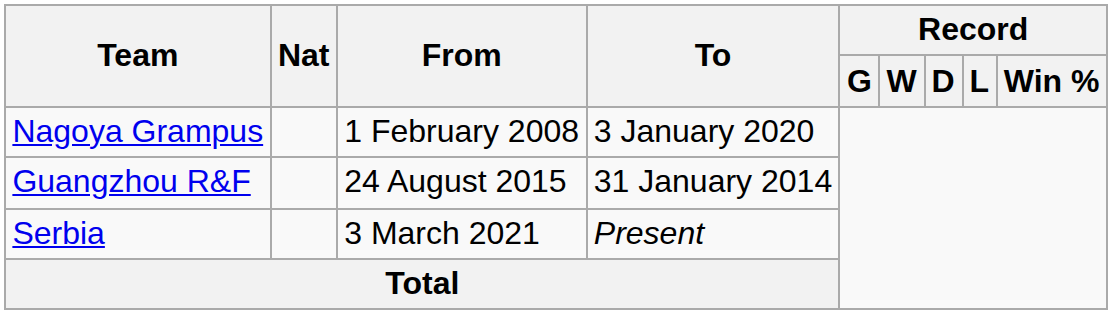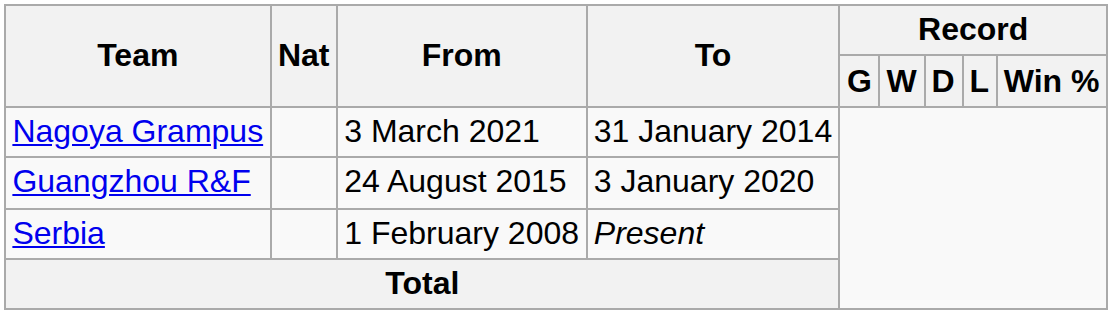(462, 131) 1 February 2008 -> (442, 131) 3 March 2021
(704, 131) 3 January 2020 -> (713, 131) 31 January 2014
(713, 182) 31 January 2014 -> (704, 182) 3 January 2020
(442, 232) 3 March 2021 -> (462, 232) 1 February 2008
